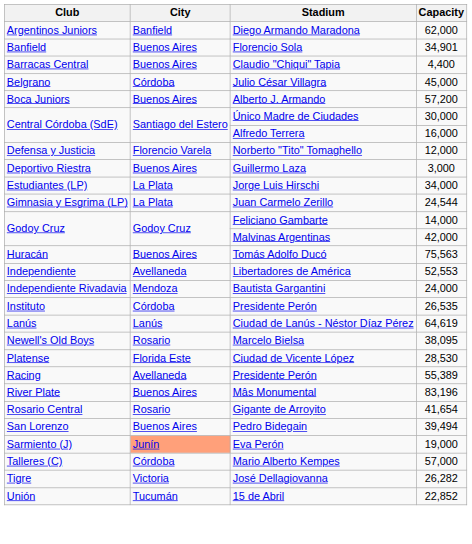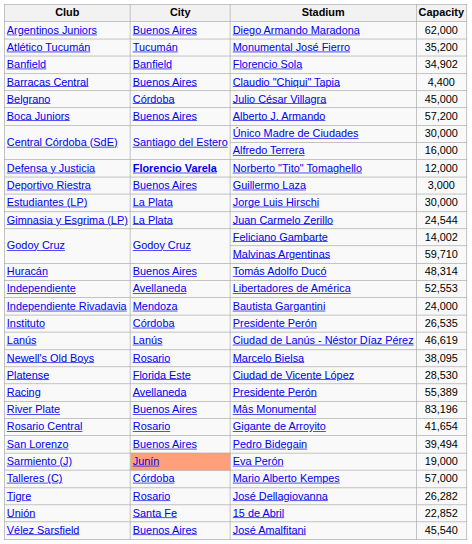(152, 30) Banfield -> (165, 30) Buenos Aires
+ row: (49, 47)
(165, 47) Buenos Aires -> (152, 64) Banfield
(441, 47) 34,901 -> (441, 64) 34,902
(172, 151) normal -> (175, 168) bold
(441, 185) 34,000 -> (441, 202) 30,000
(441, 220) 14,000 -> (441, 237) 14,002
(441, 237) 42,000 -> (441, 254) 59,710
(441, 254) 75,563 -> (441, 271) 48,314
(441, 323) 64,619 -> (441, 340) 46,619
(151, 479) Victoria -> (152, 496) Rosario
(155, 496) Tucumán -> (155, 513) Santa Fe
+ row: (43, 530)
